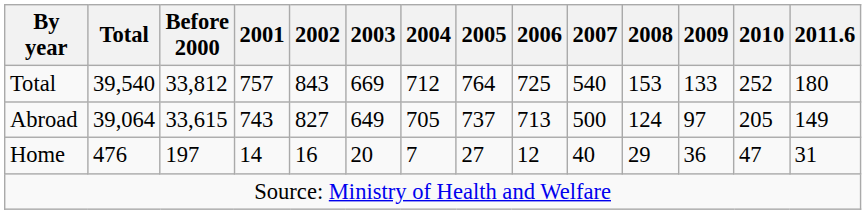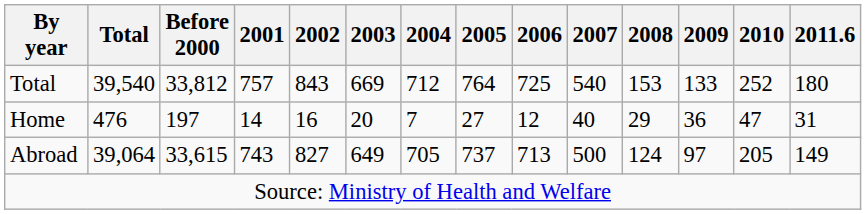rows swapped: (37, 155) <-> (44, 119)
